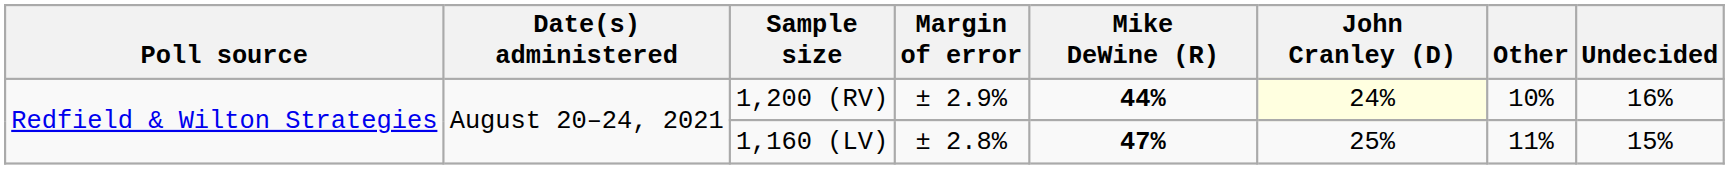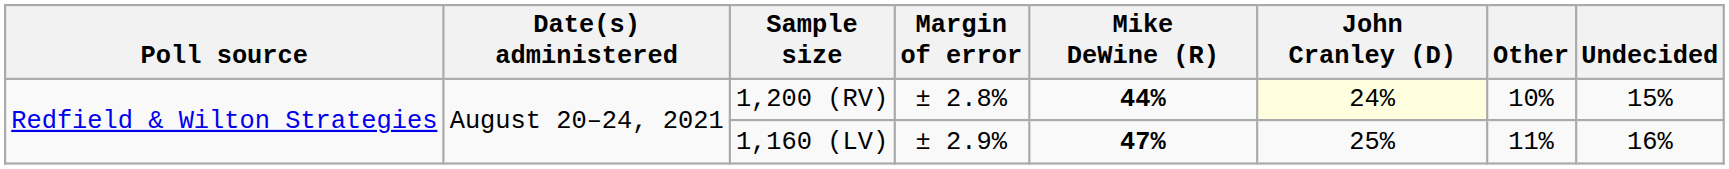(961, 99) ± 2.9% -> (961, 99) ± 2.8%
(1650, 99) 16% -> (1650, 99) 15%
(961, 142) ± 2.8% -> (961, 142) ± 2.9%
(1650, 142) 15% -> (1650, 142) 16%
